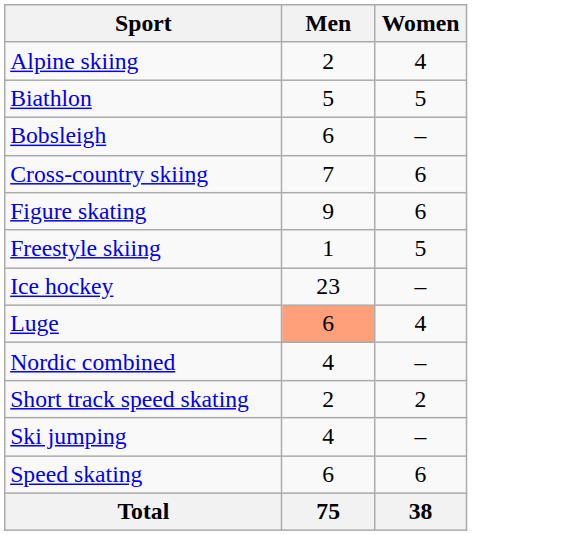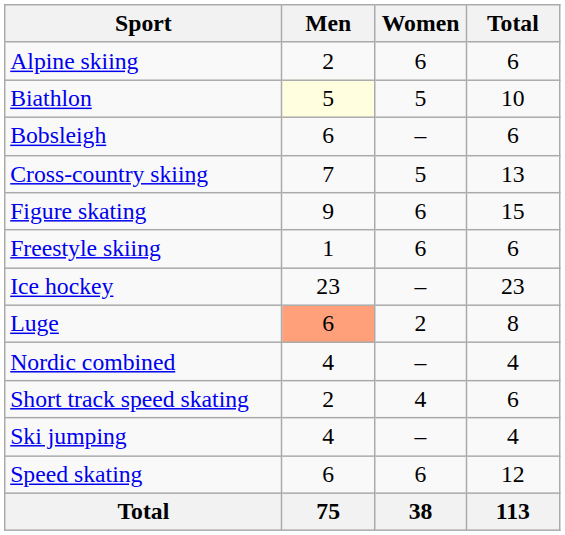+ column: (513, 23)
(421, 60) 4 -> (421, 60) 6
(328, 98) no background -> (328, 98) lightyellow background
(421, 173) 6 -> (421, 173) 5
(421, 248) 5 -> (421, 248) 6
(421, 323) 4 -> (421, 323) 2
(421, 398) 2 -> (421, 398) 4
